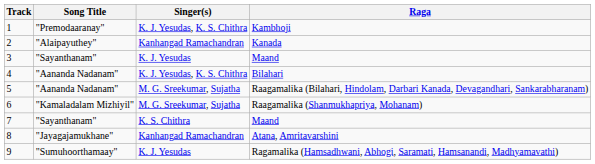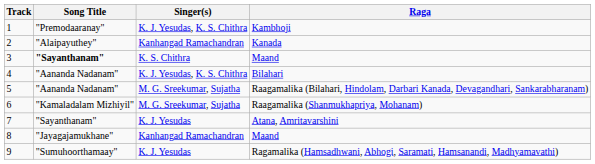(66, 58) normal -> (70, 58) bold
(165, 58) K. J. Yesudas -> (164, 58) K. S. Chithra
(164, 120) K. S. Chithra -> (165, 120) K. J. Yesudas
(265, 120) Maand -> (295, 120) Atana, Amritavarshini
(295, 136) Atana, Amritavarshini -> (265, 136) Maand
